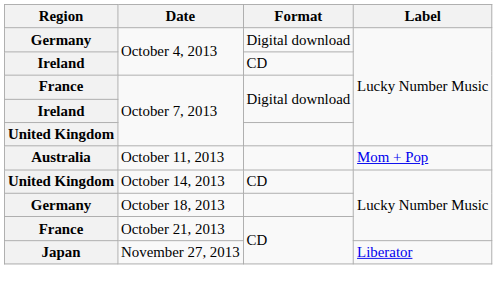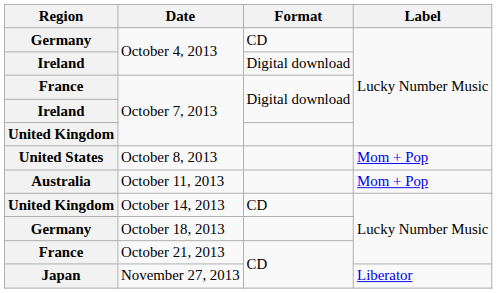(298, 39) Digital download -> (257, 39) CD
(257, 63) CD -> (298, 63) Digital download
+ row: (61, 157)
